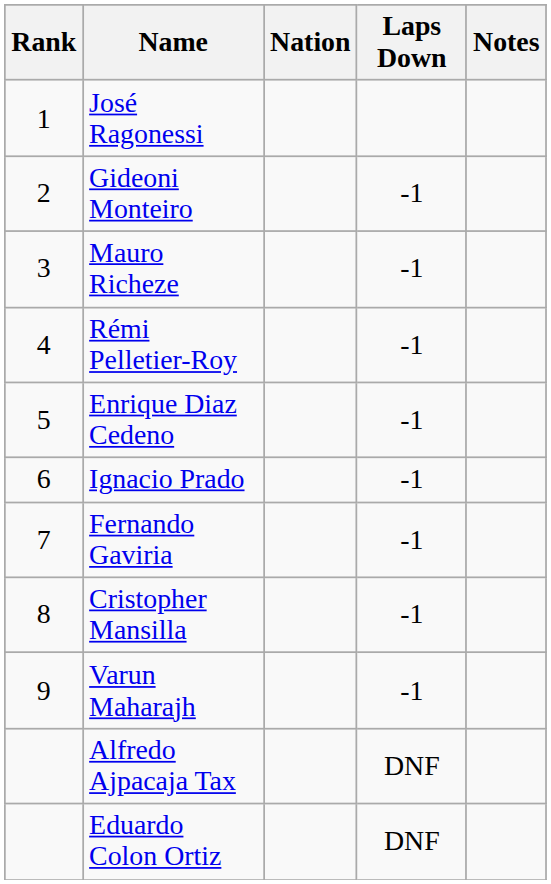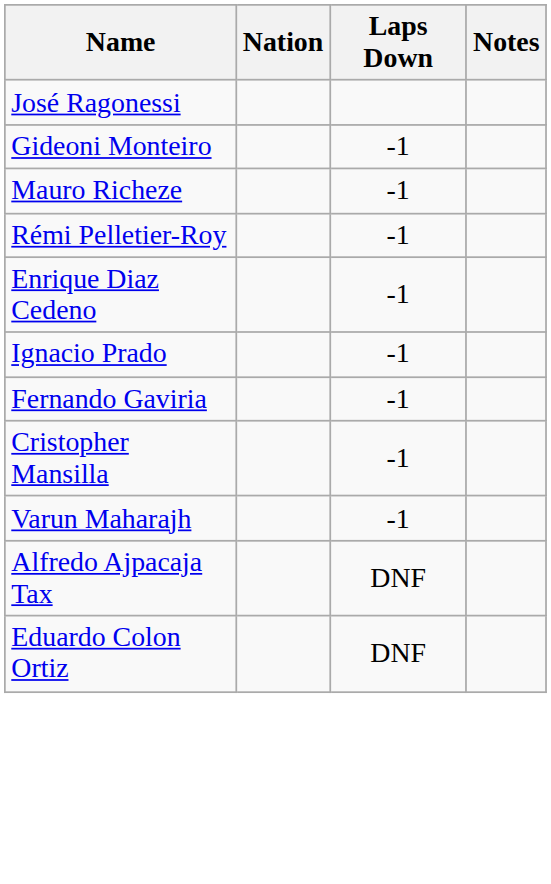- column: (44, 42)
